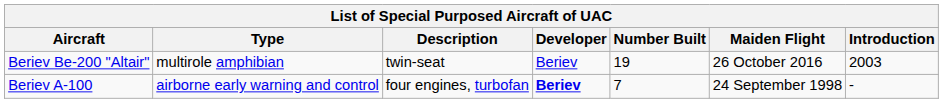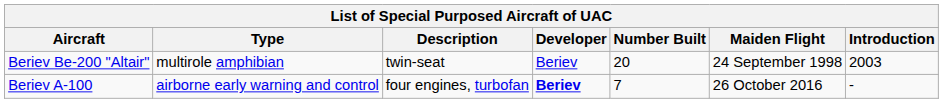(622, 62) 19 -> (622, 62) 20
(768, 62) 26 October 2016 -> (777, 62) 24 September 1998
(777, 86) 24 September 1998 -> (768, 86) 26 October 2016
